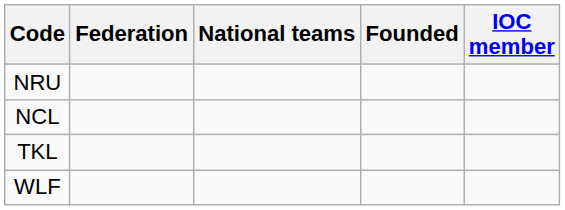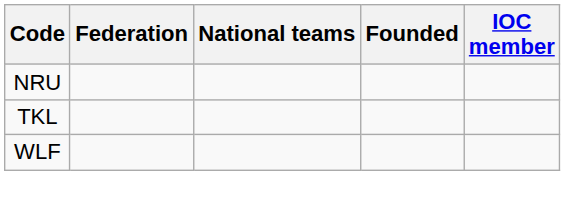- row: (37, 116)
